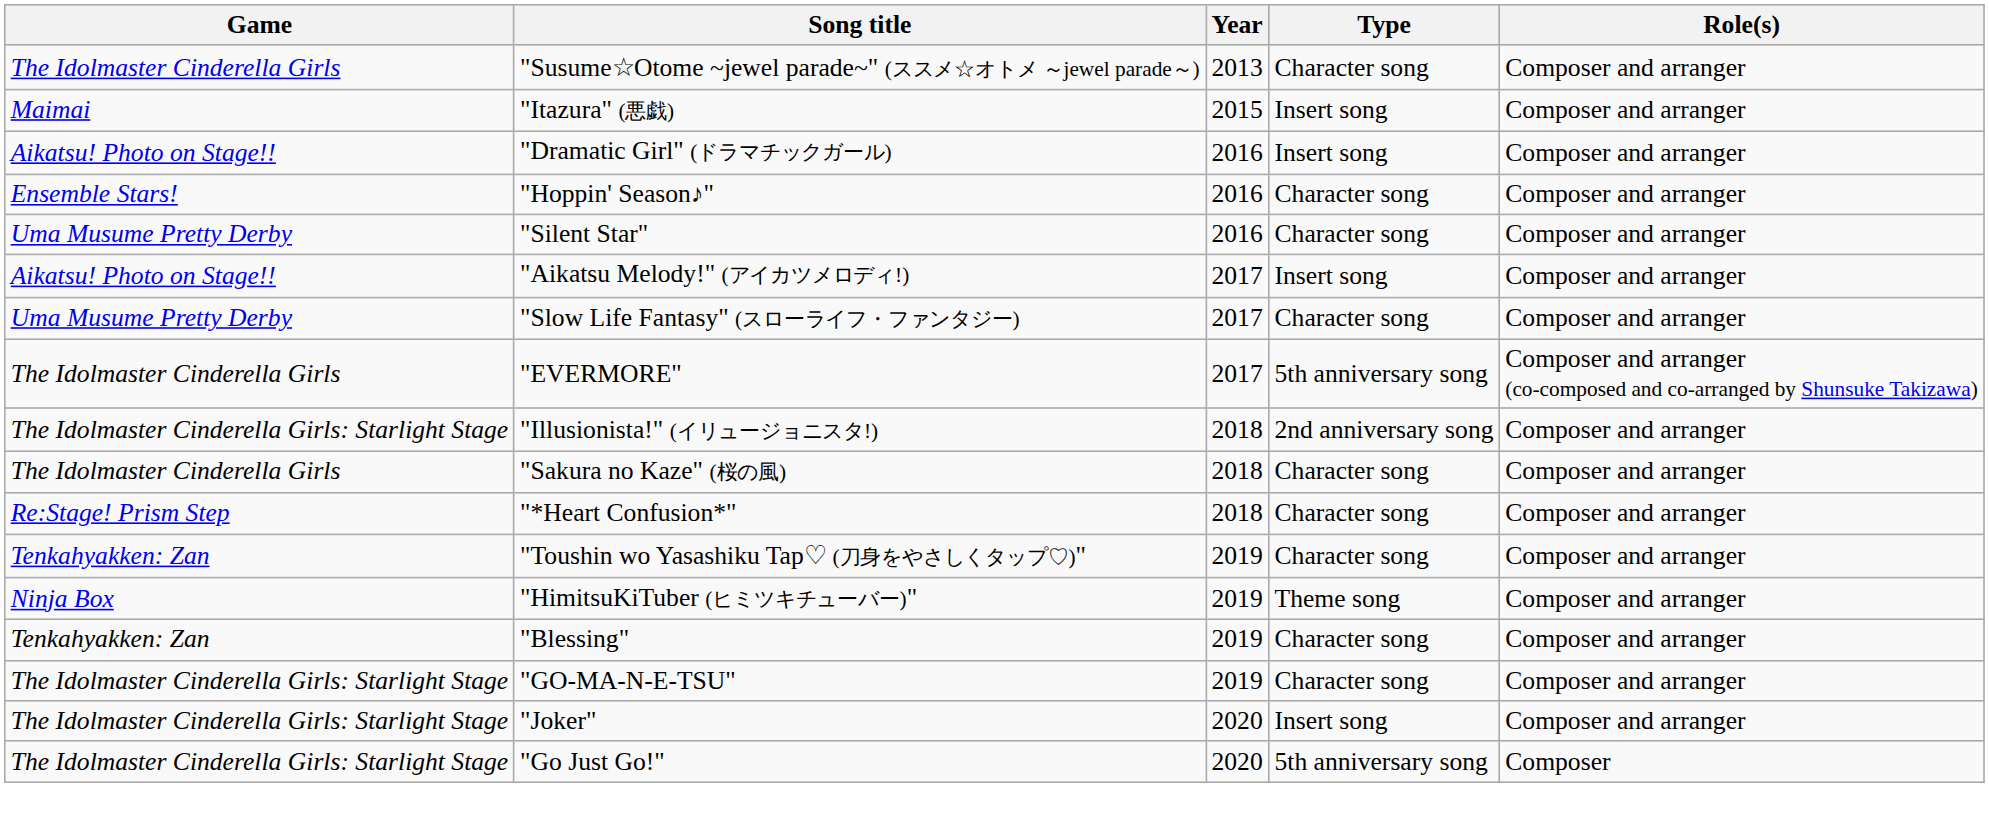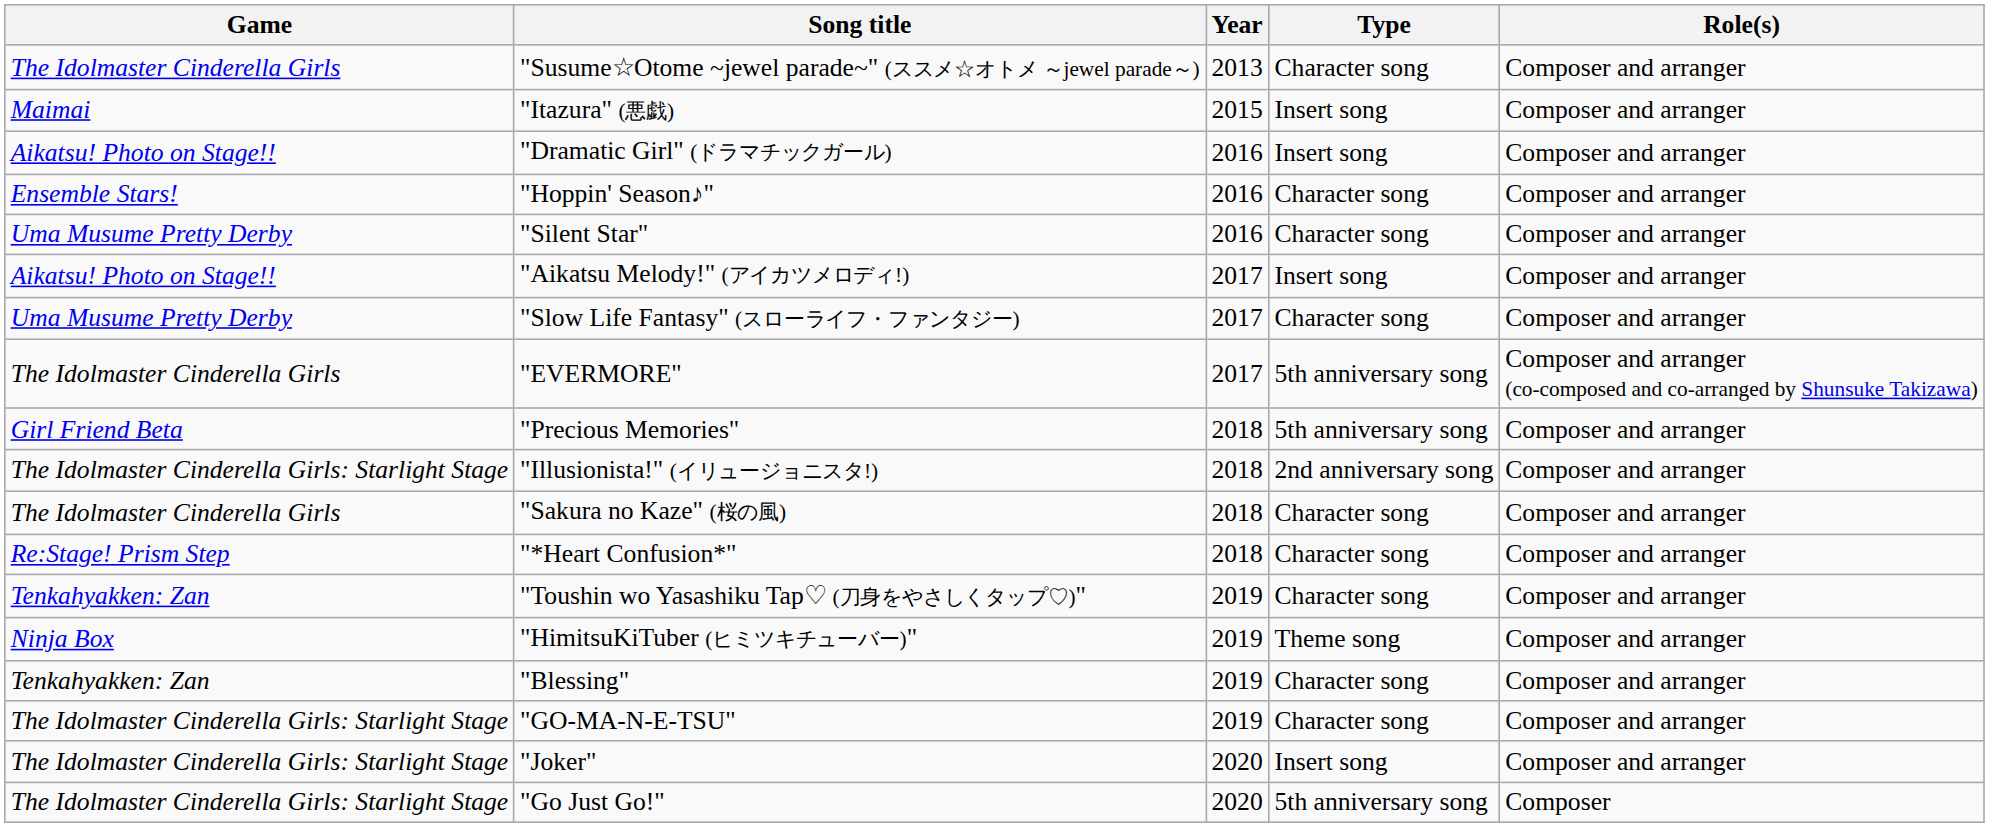+ row: (630, 428)
